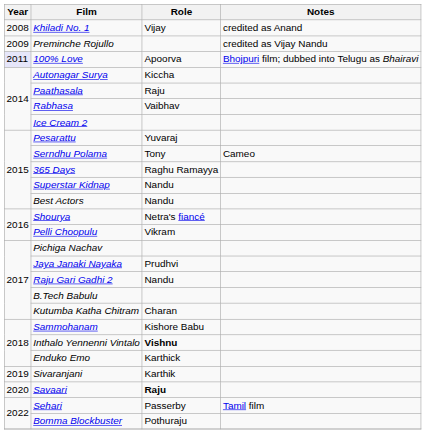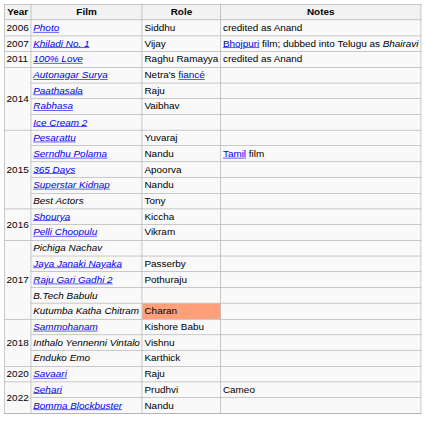+ row: (46, 28)
(18, 28) 2008 -> (18, 43) 2007
(263, 28) credited as Anand -> (321, 43) Bhojpuri film; dubbed into Telugu as Bhairavi
- row: (73, 43)
(17, 59) lavender background -> (17, 59) no background
(163, 59) Apoorva -> (181, 59) Raghu Ramayya
(321, 59) Bhojpuri film; dubbed into Telugu as Bhairavi -> (263, 59) credited as Anand
(159, 75) Kiccha -> (175, 75) Netra's fiancé
(155, 153) Tony -> (159, 153) Nandu
(239, 153) Cameo -> (244, 153) Tamil film
(181, 169) Raghu Ramayya -> (163, 169) Apoorva
(159, 201) Nandu -> (155, 201) Tony
(175, 216) Netra's fiancé -> (159, 216) Kiccha
(161, 264) Prudhvi -> (165, 264) Passerby
(159, 279) Nandu -> (166, 279) Pothuraju
(161, 311) no background -> (161, 311) lightsalmon background
(161, 342) bold -> (160, 342) normal
- row: (58, 374)
(155, 389) bold -> (155, 374) normal
(165, 405) Passerby -> (161, 389) Prudhvi
(244, 405) Tamil film -> (239, 389) Cameo
(166, 421) Pothuraju -> (159, 405) Nandu
